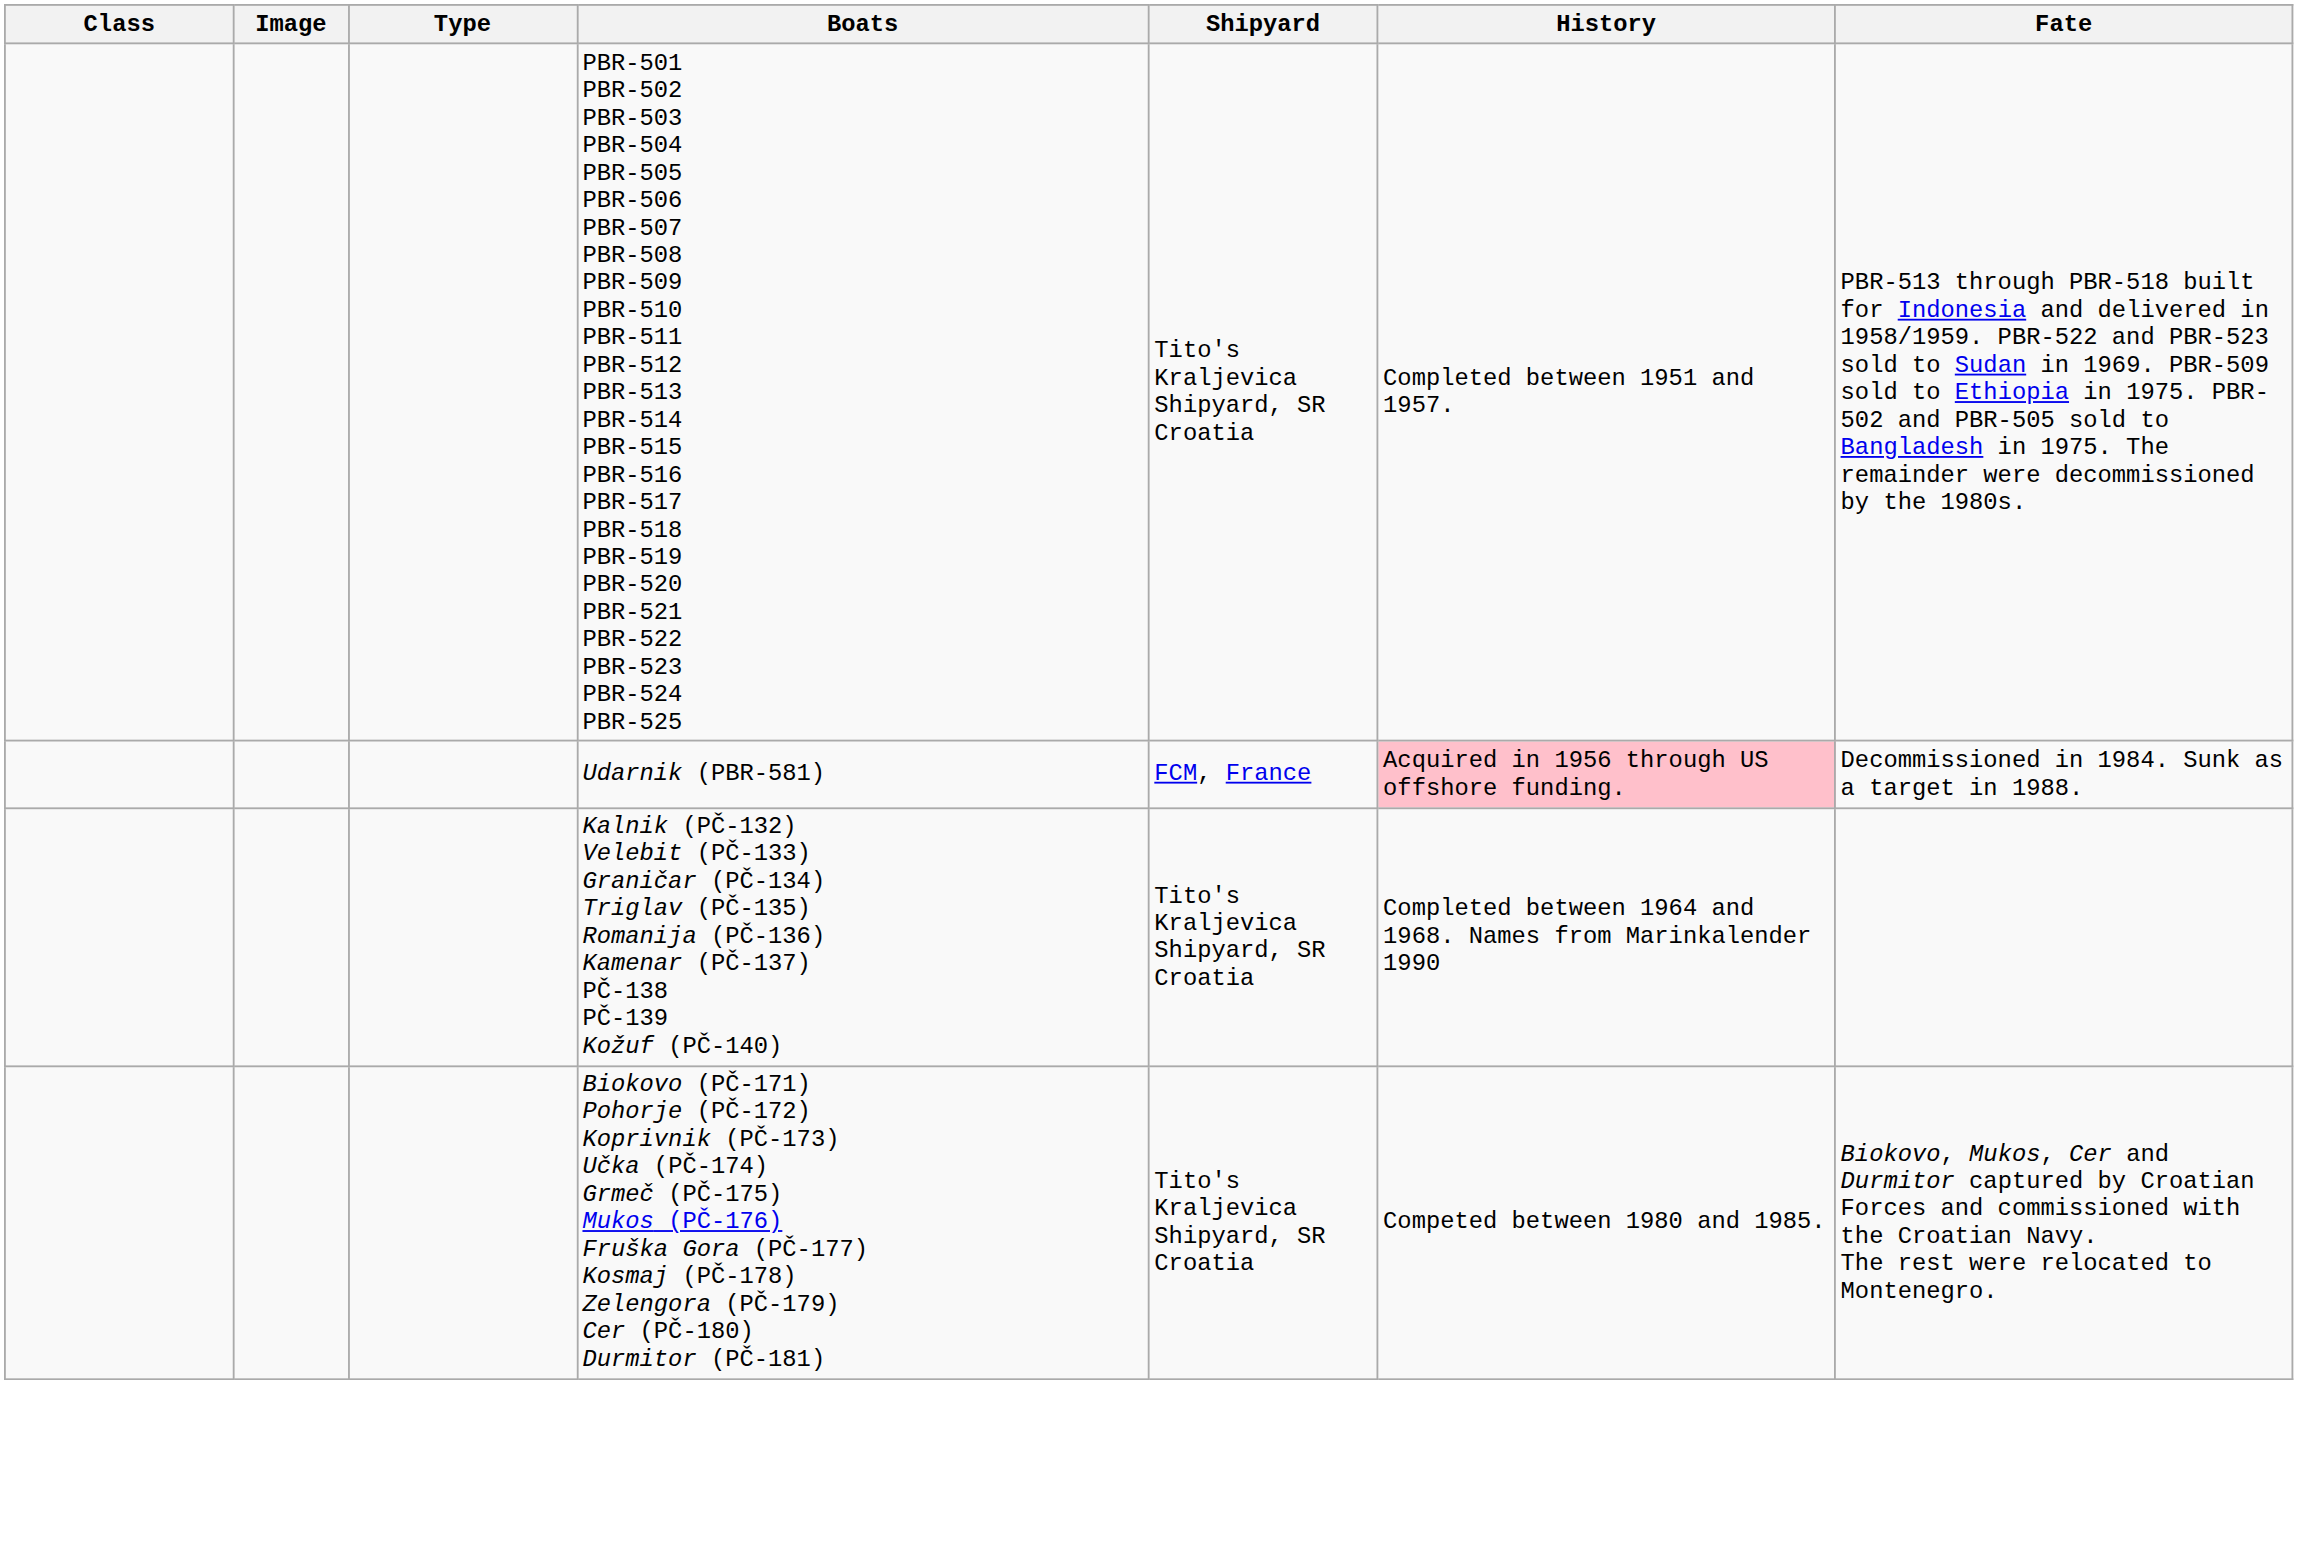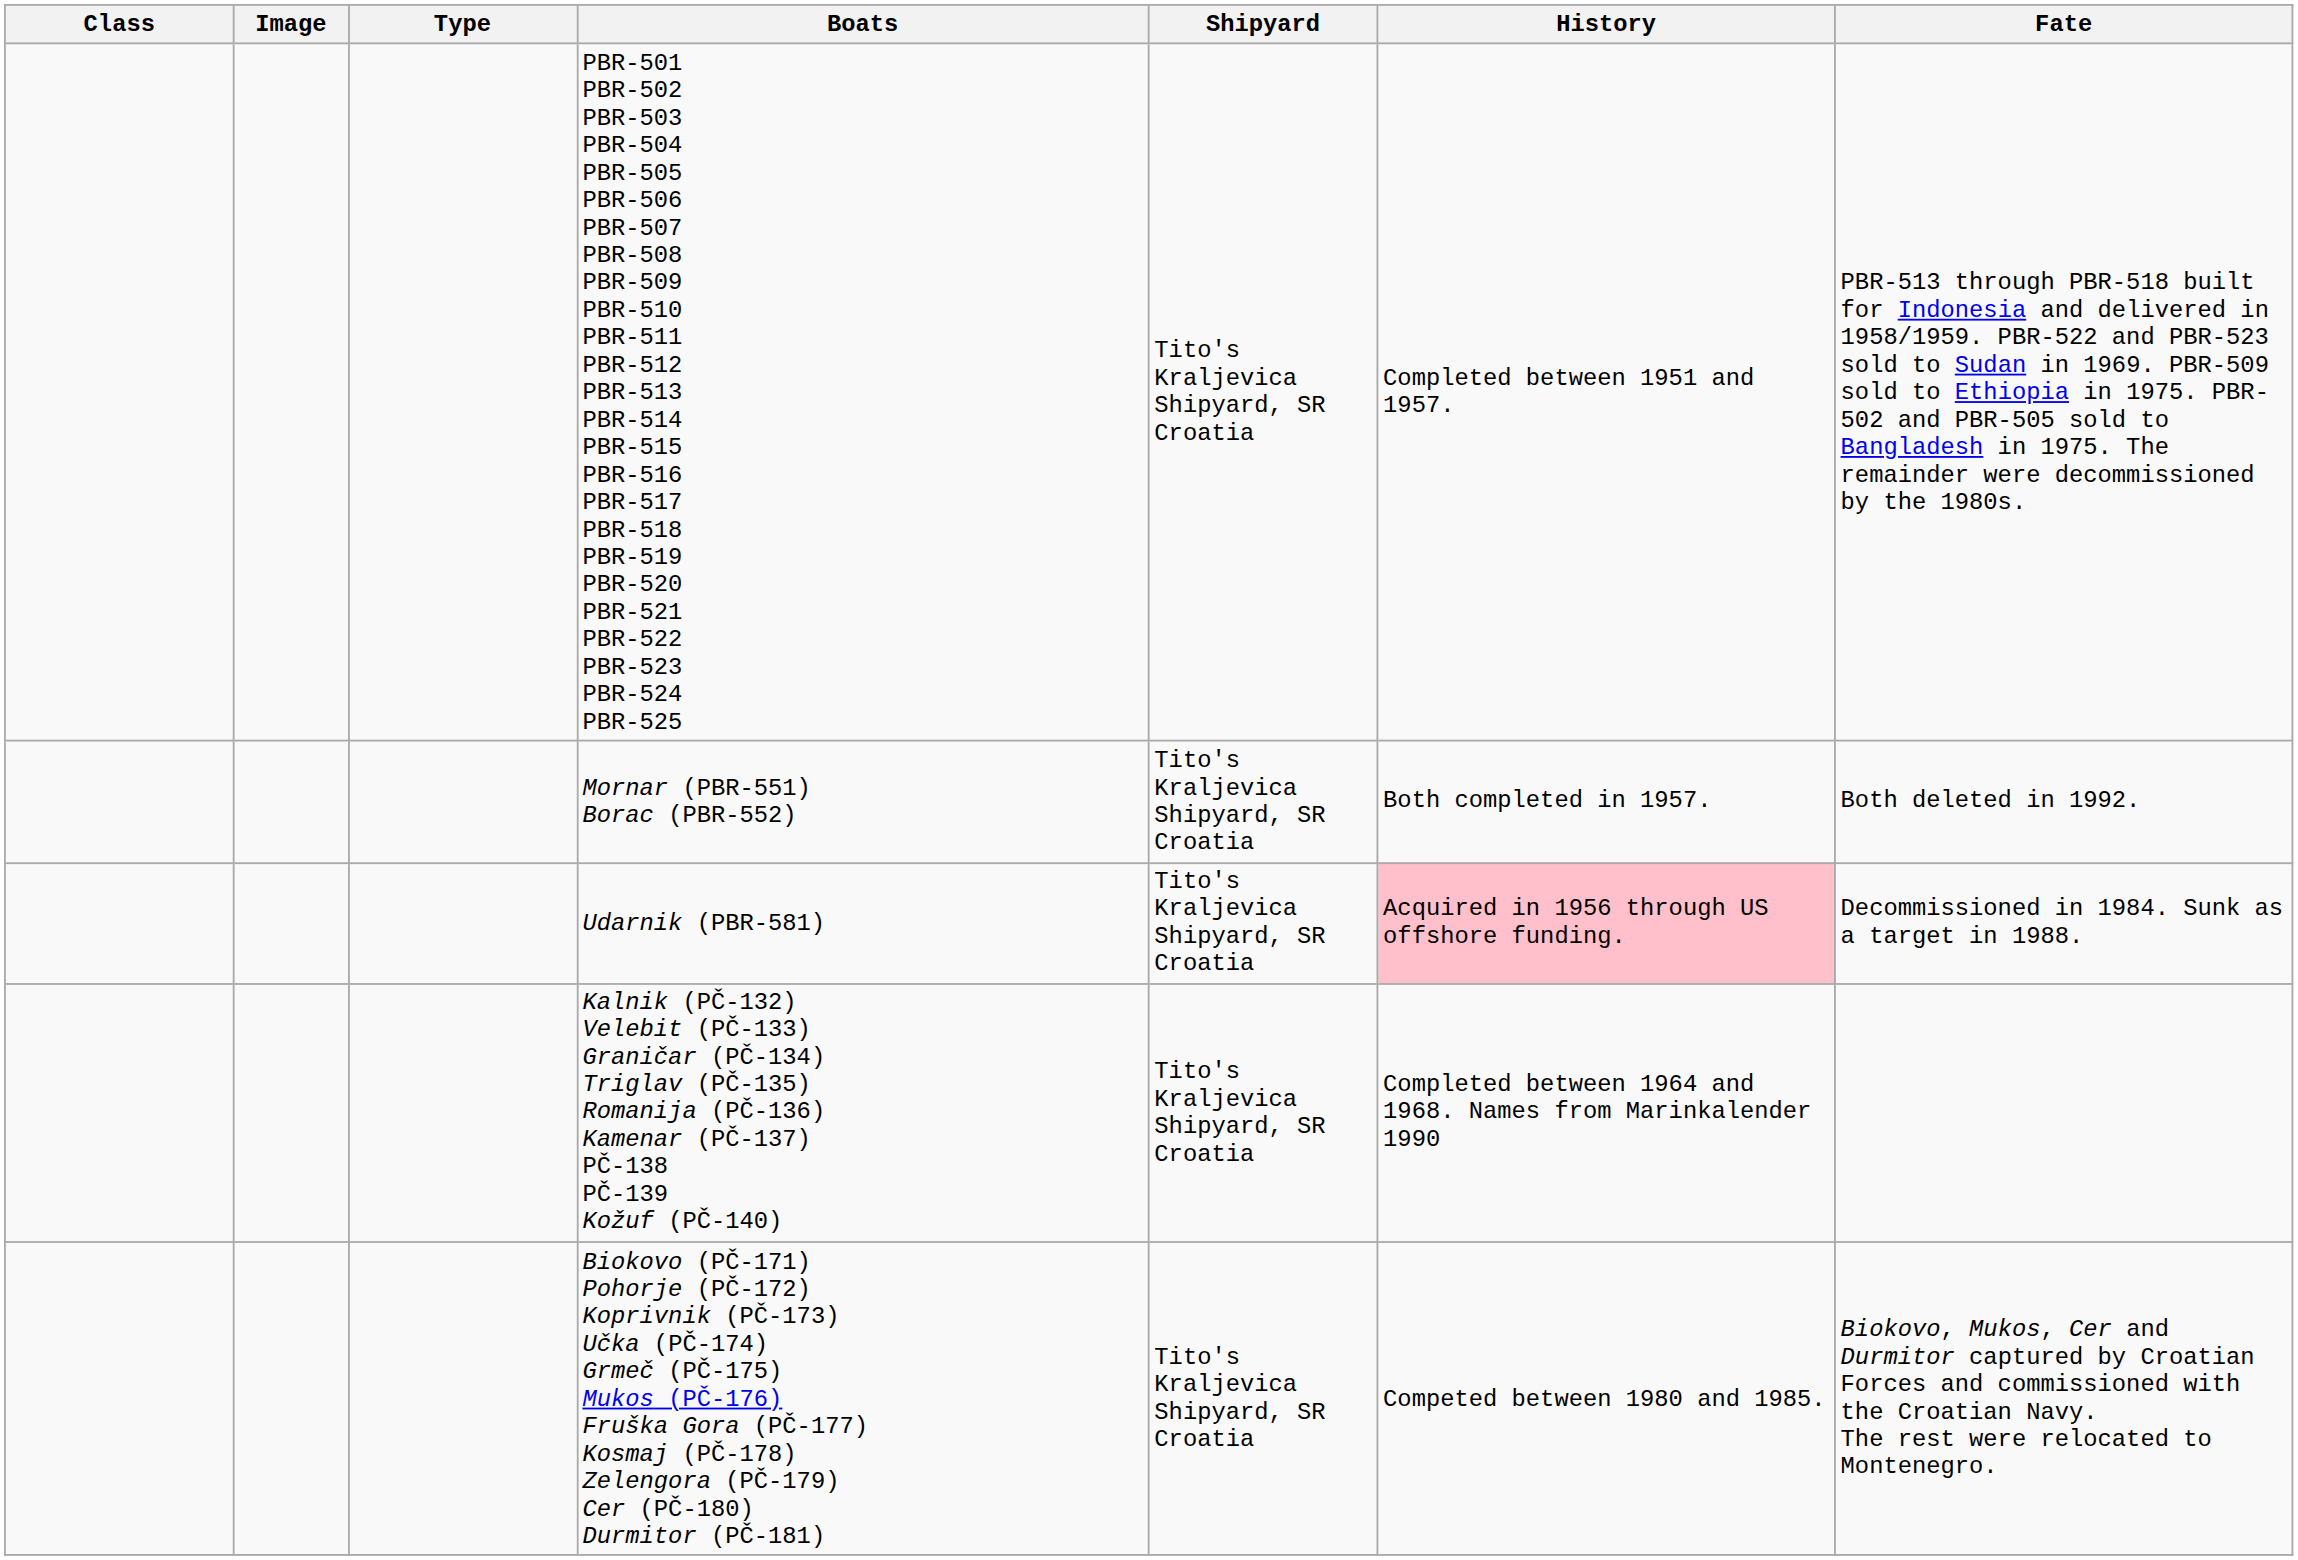+ row: (697, 802)
(1233, 774) FCM, France -> (1240, 923) Tito's Kraljevica Shipyard, SR Croatia
